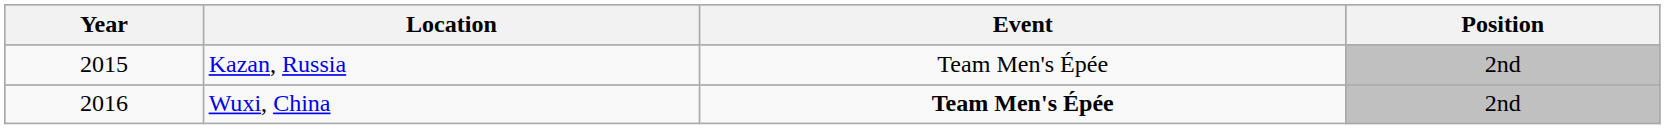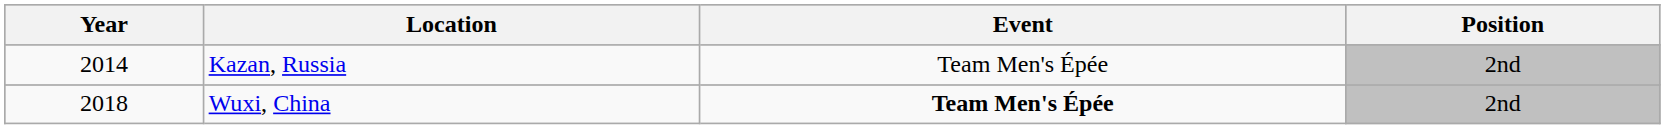(104, 64) 2015 -> (104, 64) 2014
(104, 104) 2016 -> (104, 104) 2018
